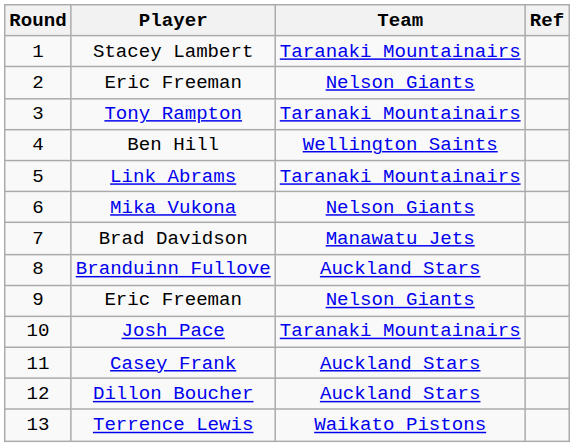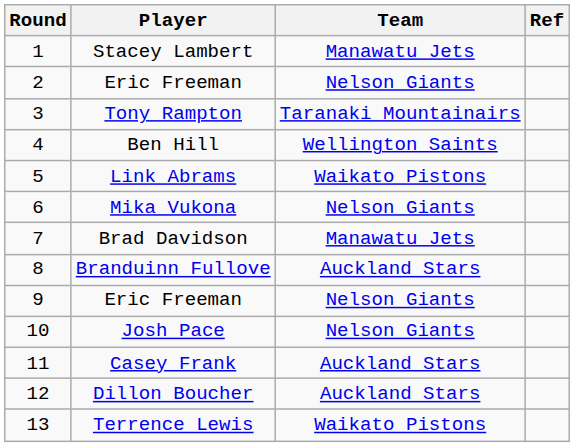(400, 51) Taranaki Mountainairs -> (400, 51) Manawatu Jets
(400, 176) Taranaki Mountainairs -> (400, 176) Waikato Pistons
(400, 332) Taranaki Mountainairs -> (400, 332) Nelson Giants
